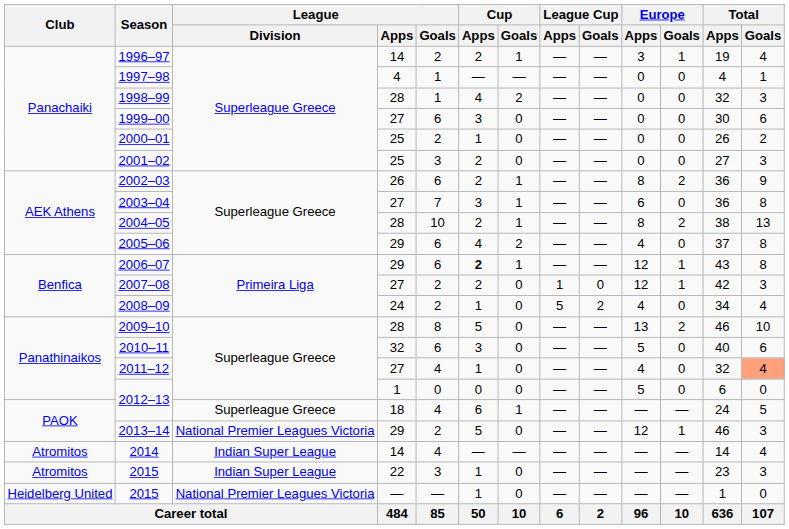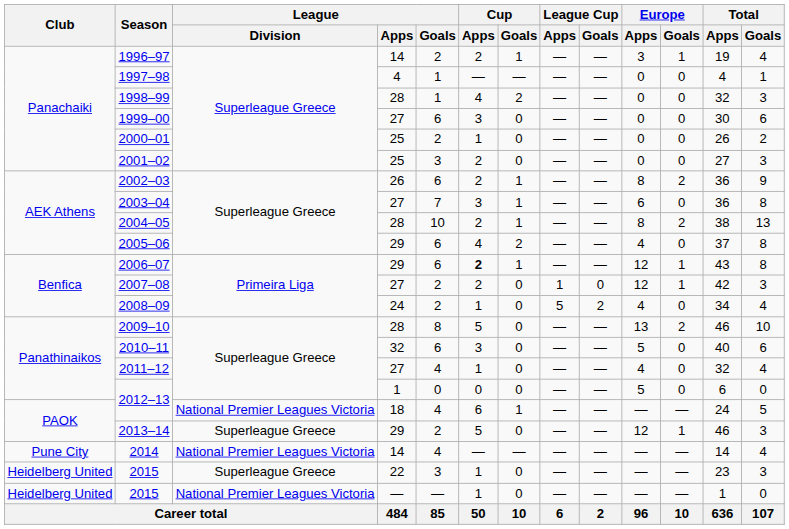(763, 368) lightsalmon background -> (763, 368) no background
(275, 410) Superleague Greece -> (275, 410) National Premier Leagues Victoria
(275, 431) National Premier Leagues Victoria -> (275, 431) Superleague Greece
(60, 451) Atromitos -> (60, 451) Pune City
(275, 451) Indian Super League -> (275, 451) National Premier Leagues Victoria
(60, 472) Atromitos -> (60, 472) Heidelberg United
(275, 472) Indian Super League -> (275, 472) Superleague Greece
